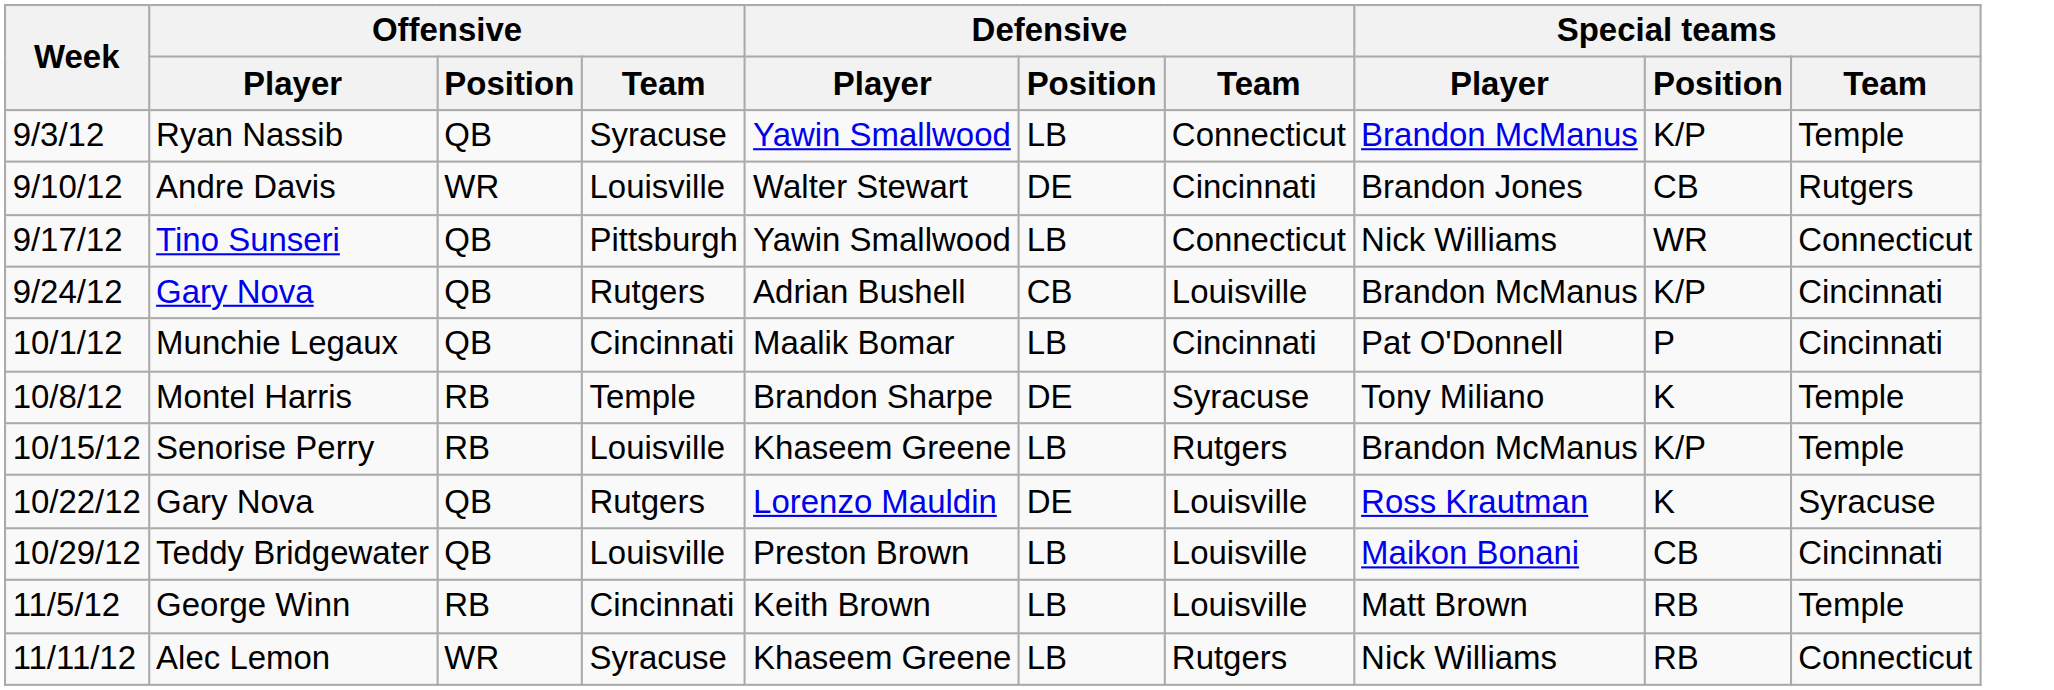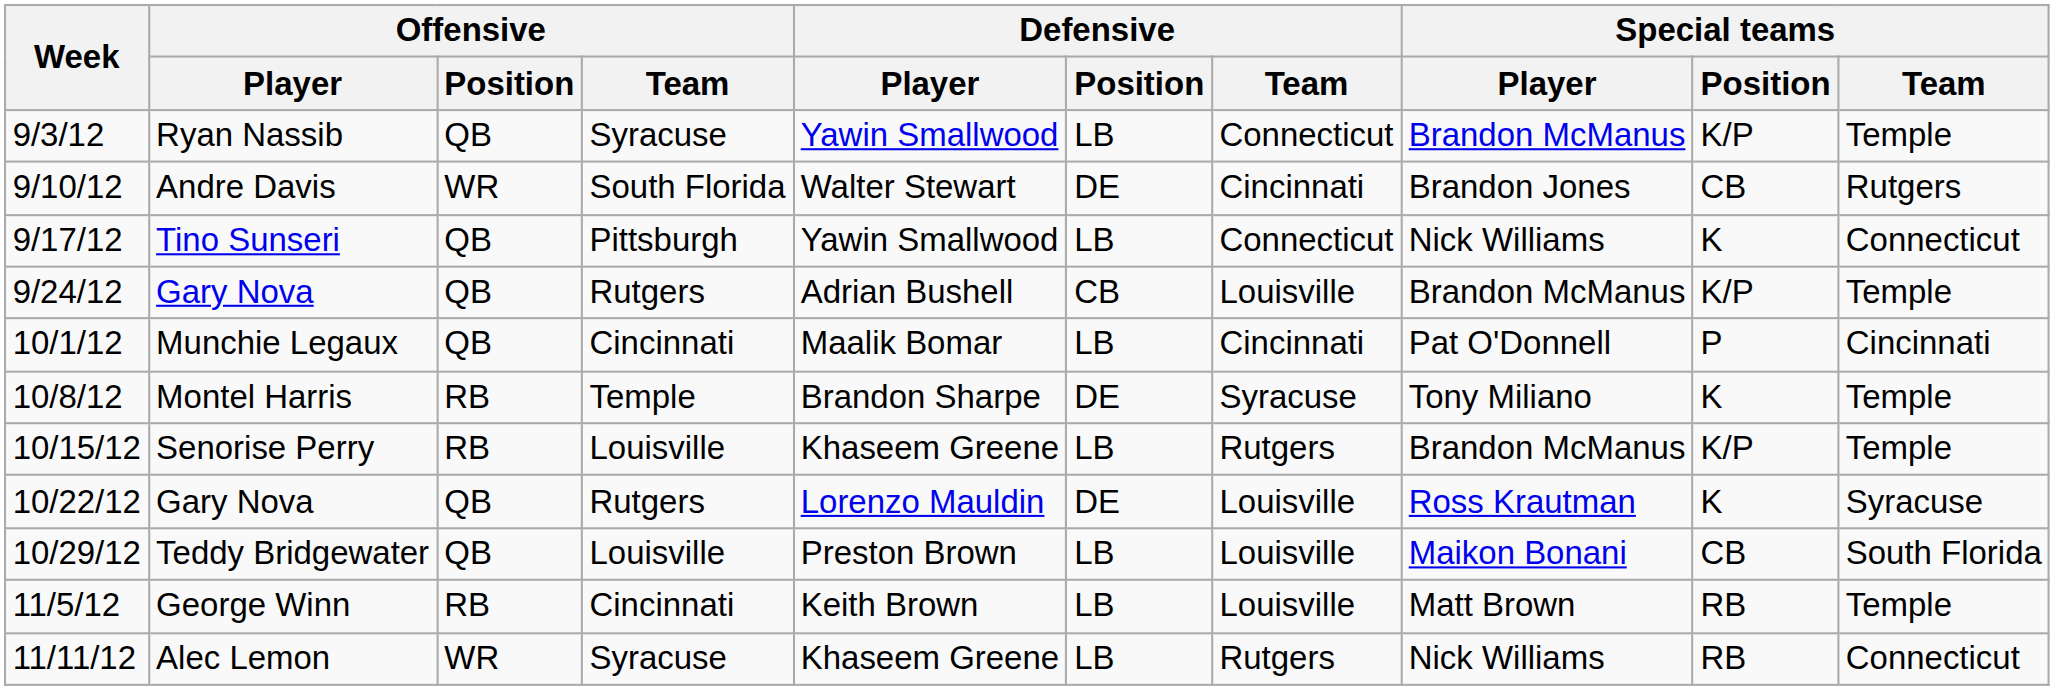(657, 187) Louisville -> (688, 187) South Florida
(1680, 239) WR -> (1712, 239) K
(1871, 291) Cincinnati -> (1899, 291) Temple
(1871, 553) Cincinnati -> (1944, 553) South Florida
